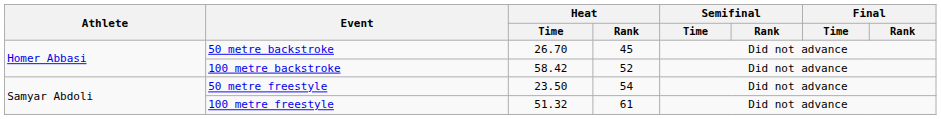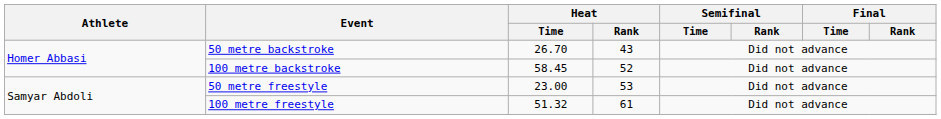(626, 49) 45 -> (626, 49) 43
(551, 68) 58.42 -> (551, 68) 58.45
(551, 86) 23.50 -> (551, 86) 23.00
(626, 86) 54 -> (626, 86) 53
